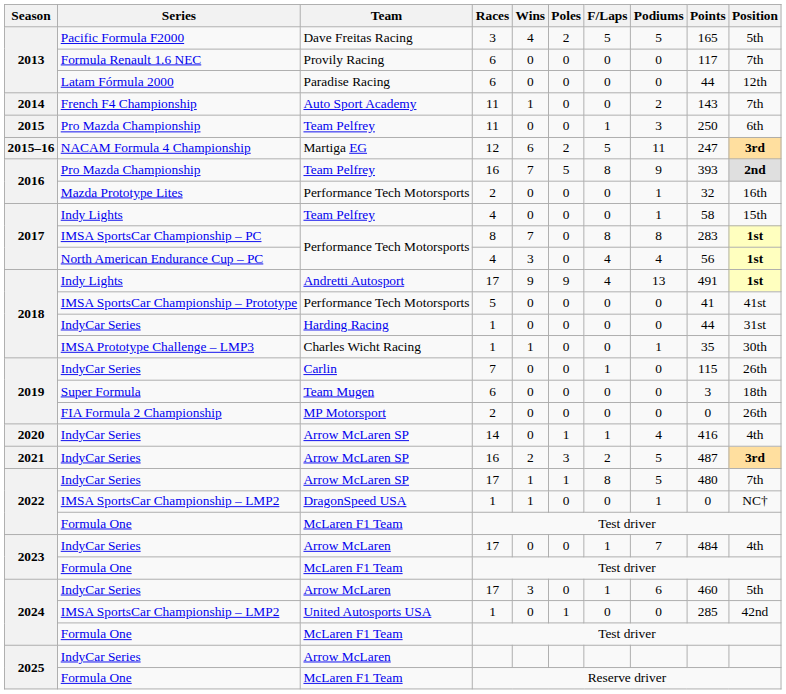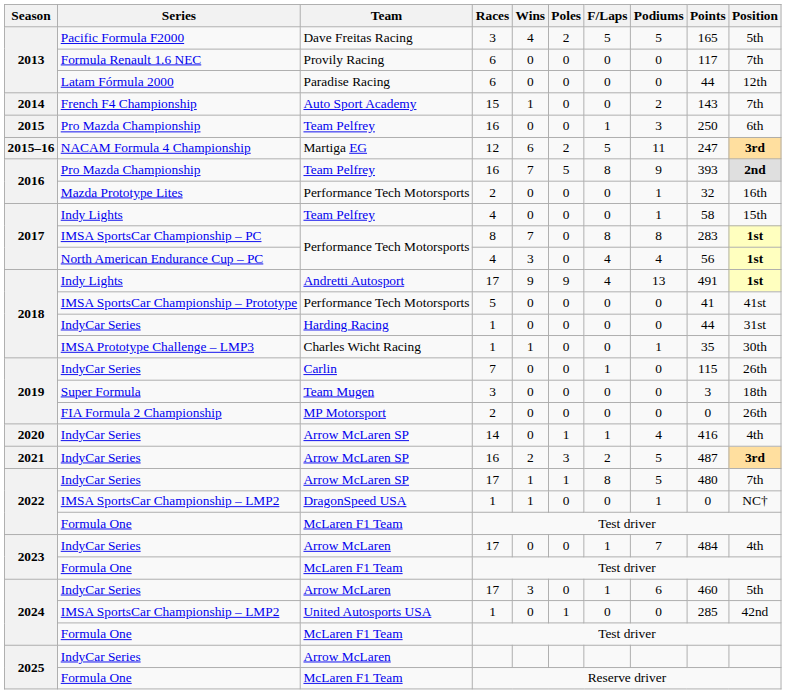(493, 104) 11 -> (493, 104) 15
(493, 126) 11 -> (493, 126) 16
(493, 391) 6 -> (493, 391) 3
